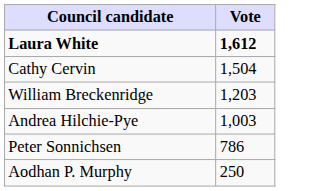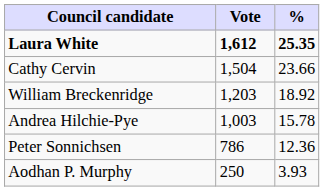+ column: (297, 17)
